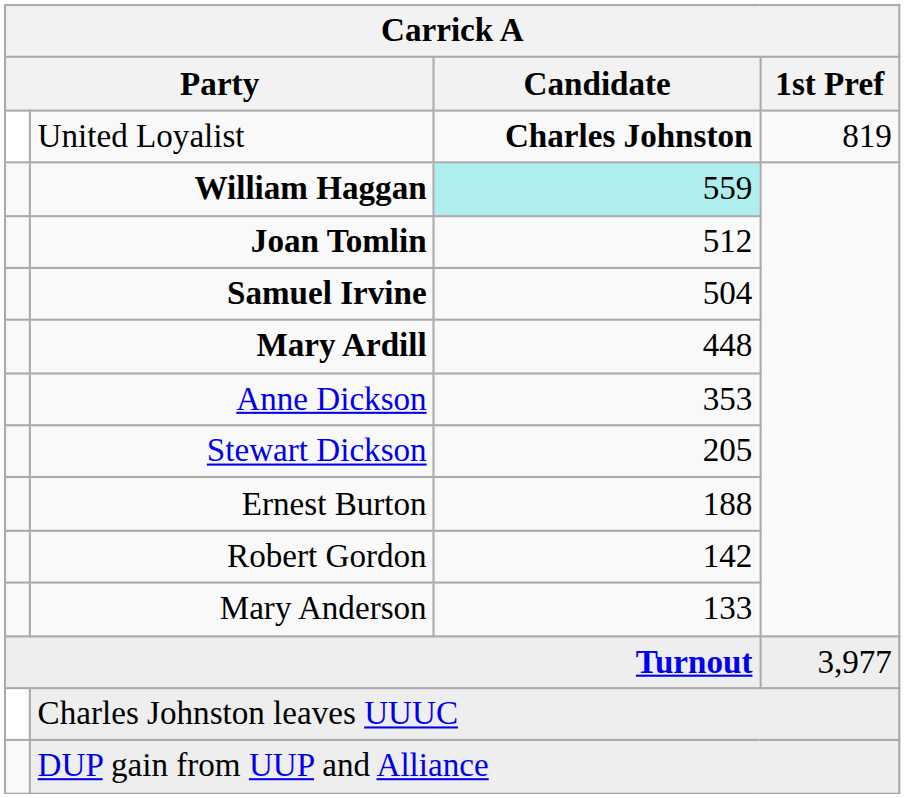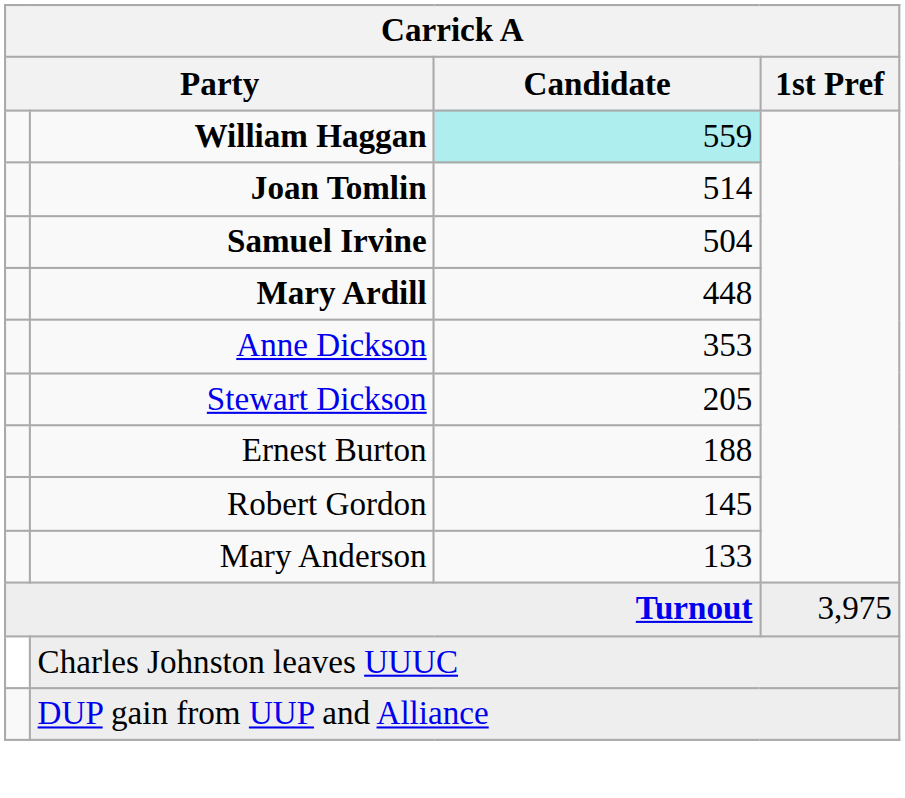- row: (141, 135)
(728, 240) 512 -> (728, 188) 514
(728, 556) 142 -> (728, 503) 145
(855, 661) 3,977 -> (855, 608) 3,975
